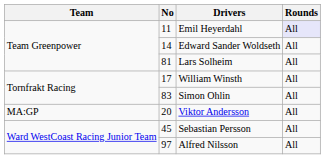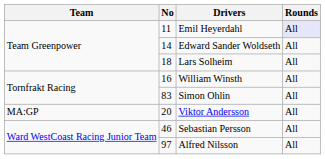(166, 62) 81 -> (166, 62) 18
(166, 78) 17 -> (166, 78) 16
(166, 128) 45 -> (166, 128) 46
